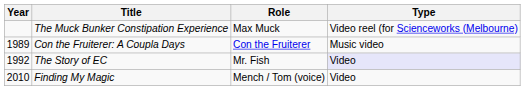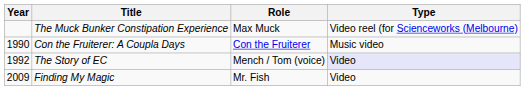(18, 45) 1989 -> (18, 45) 1990
(251, 61) Mr. Fish -> (279, 61) Mench / Tom (voice)
(18, 77) 2010 -> (18, 77) 2009
(279, 77) Mench / Tom (voice) -> (251, 77) Mr. Fish
